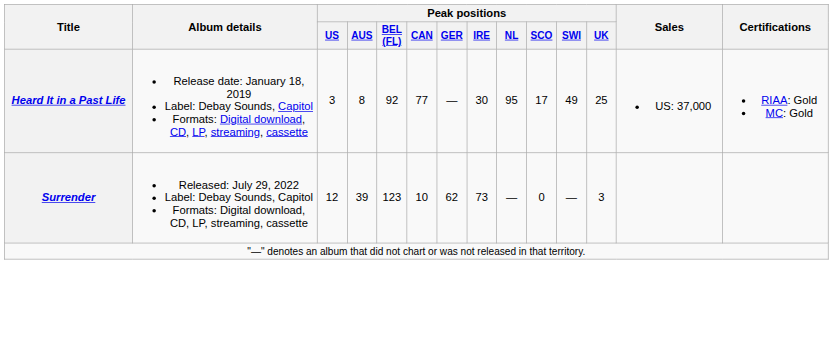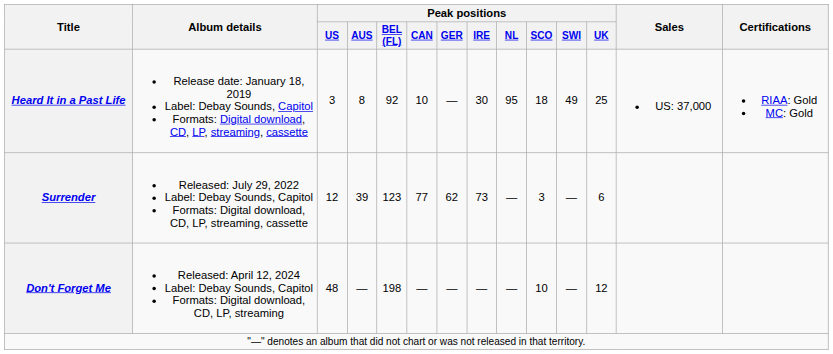(422, 100) 77 -> (422, 100) 10
(542, 100) 17 -> (542, 100) 18
(422, 197) 10 -> (422, 197) 77
(542, 197) 0 -> (542, 197) 3
(601, 197) 3 -> (601, 197) 6
+ row: (69, 288)
